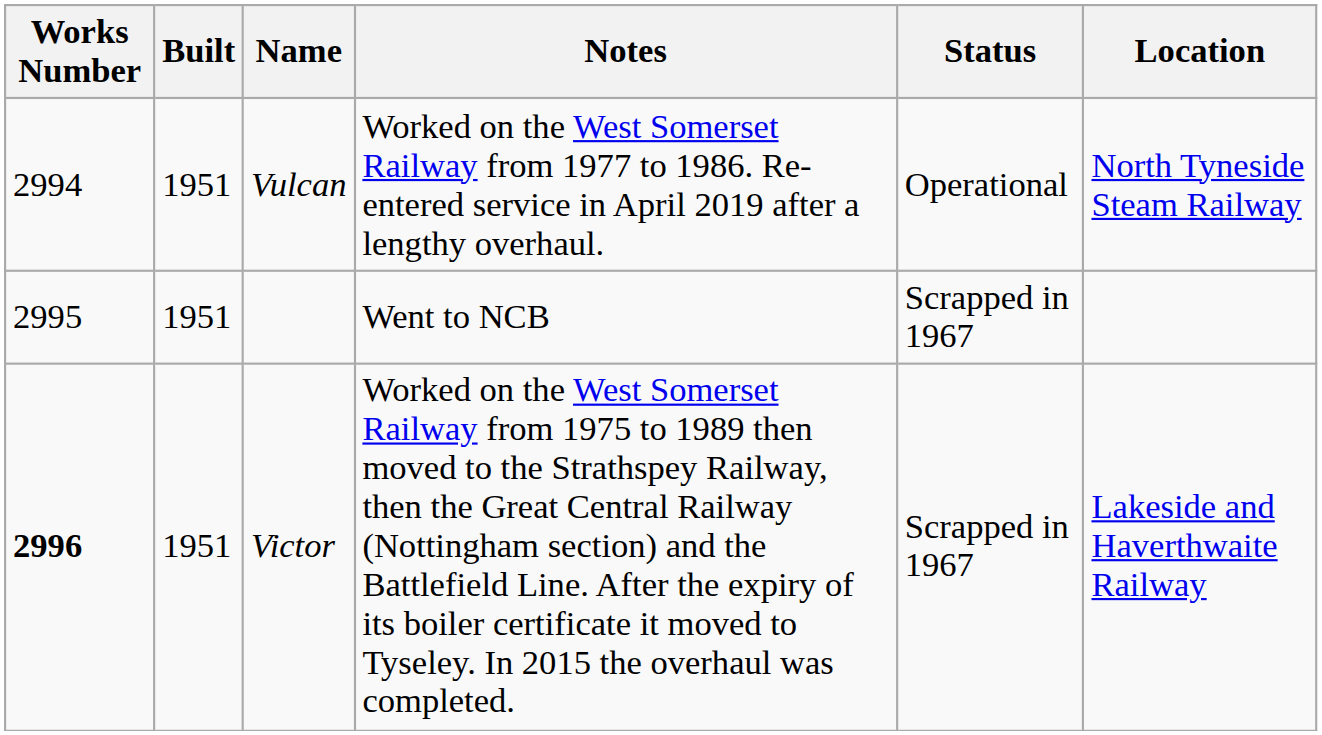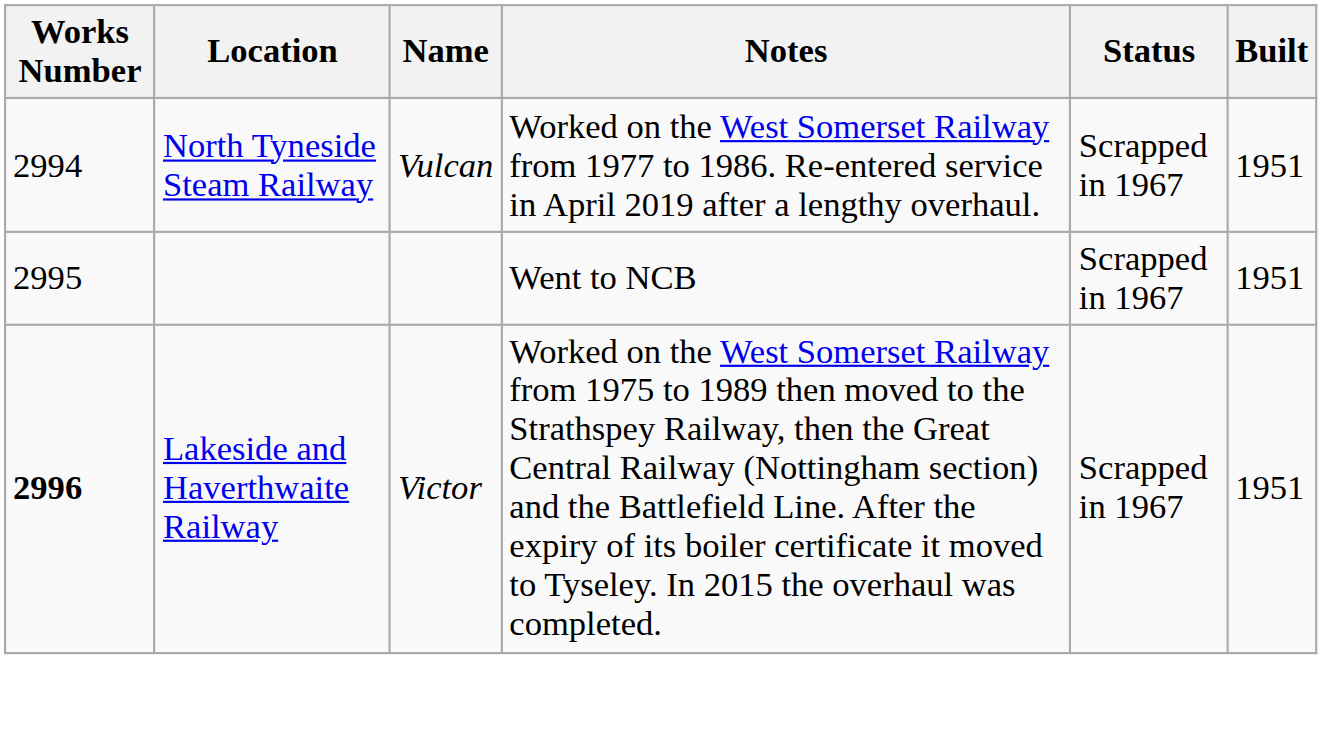columns swapped: (199, 51) <-> (1200, 51)
(986, 183) Operational -> (1143, 164) Scrapped in 1967
